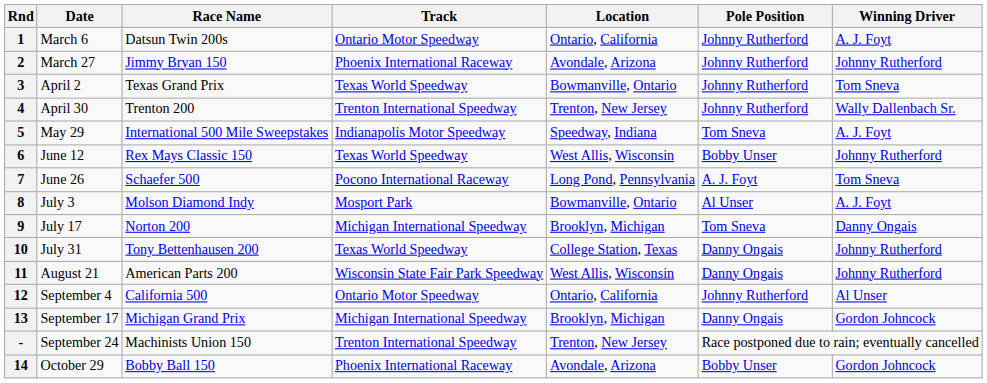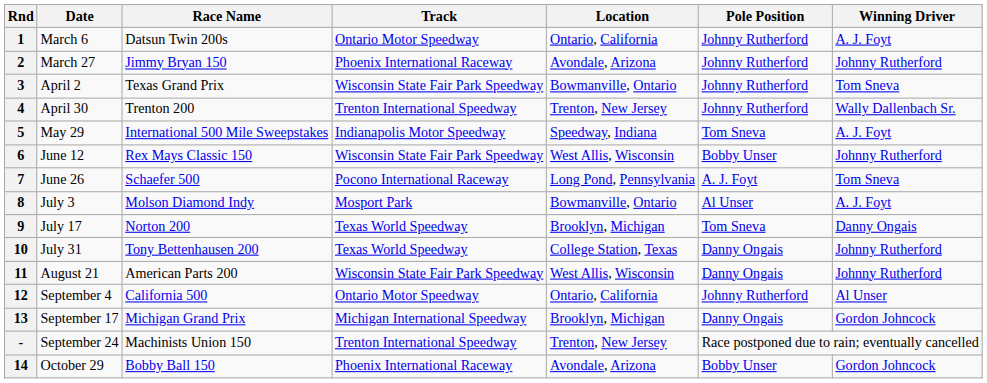(401, 85) Texas World Speedway -> (439, 85) Wisconsin State Fair Park Speedway
(401, 155) Texas World Speedway -> (439, 155) Wisconsin State Fair Park Speedway
(431, 225) Michigan International Speedway -> (401, 225) Texas World Speedway
